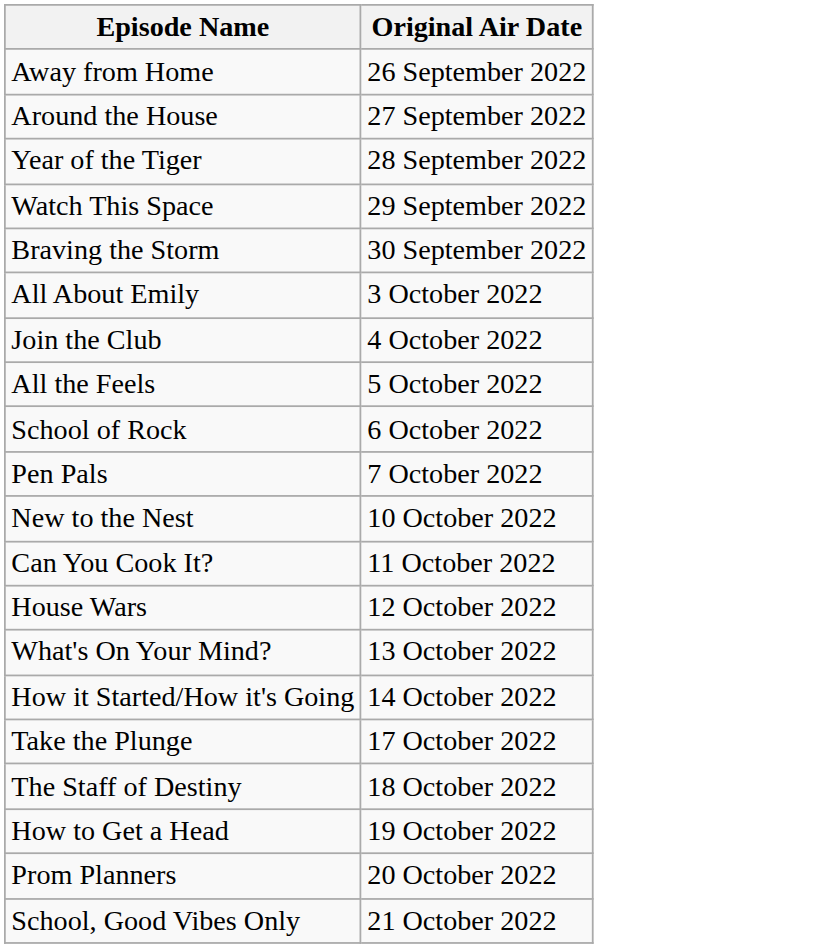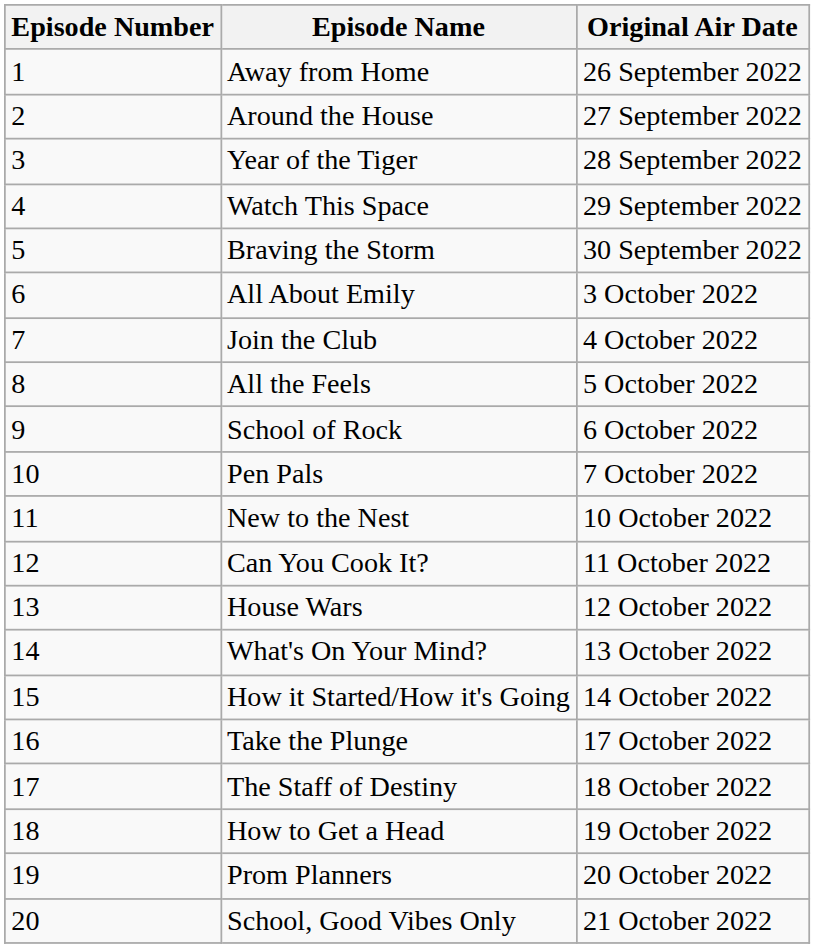+ column: (113, 26)
